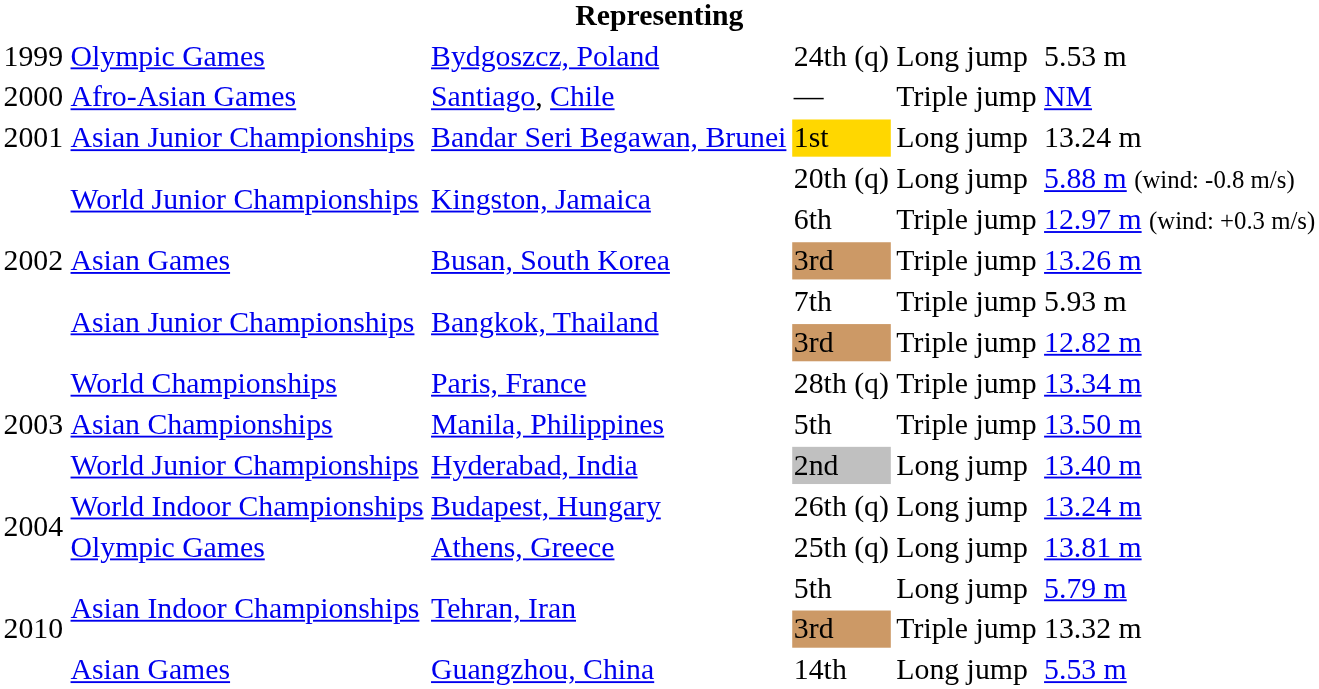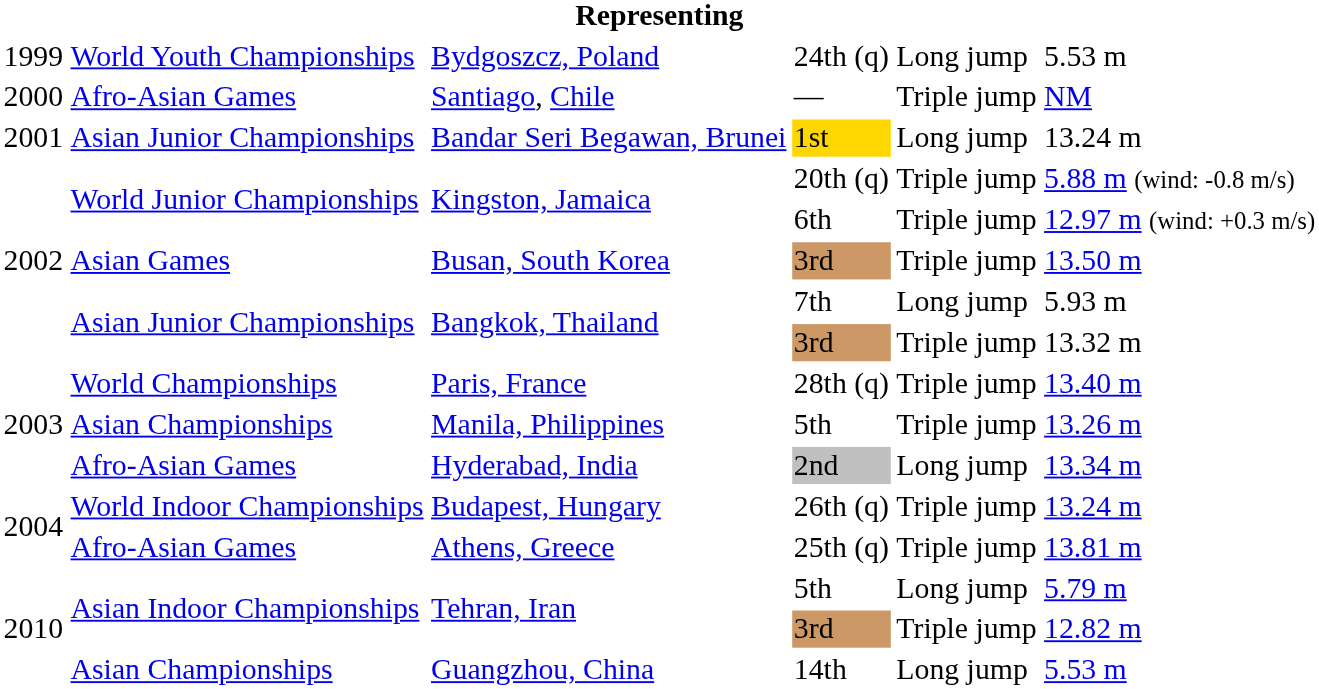(168, 55) Olympic Games -> (243, 55) World Youth Championships
(962, 178) Long jump -> (966, 178) Triple jump
(1093, 260) 13.26 m -> (1093, 260) 13.50 m
(966, 301) Triple jump -> (962, 301) Long jump
(1093, 342) 12.82 m -> (1093, 342) 13.32 m
(1093, 383) 13.34 m -> (1093, 383) 13.40 m
(1093, 424) 13.50 m -> (1093, 424) 13.26 m
(245, 465) World Junior Championships -> (183, 465) Afro-Asian Games
(1093, 465) 13.40 m -> (1093, 465) 13.34 m
(962, 505) Long jump -> (966, 505) Triple jump
(168, 546) Olympic Games -> (183, 546) Afro-Asian Games
(962, 546) Long jump -> (966, 546) Triple jump
(1093, 628) 13.32 m -> (1093, 628) 12.82 m
(150, 669) Asian Games -> (202, 669) Asian Championships
